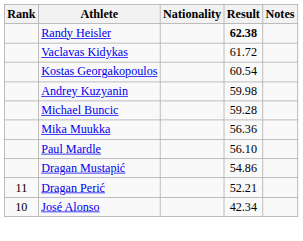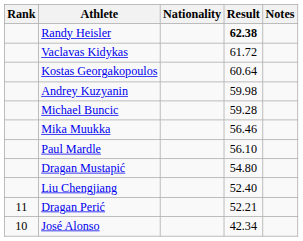(243, 71) 60.54 -> (243, 71) 60.64
(243, 129) 56.36 -> (243, 129) 56.46
(243, 168) 54.86 -> (243, 168) 54.80
+ row: (79, 187)
